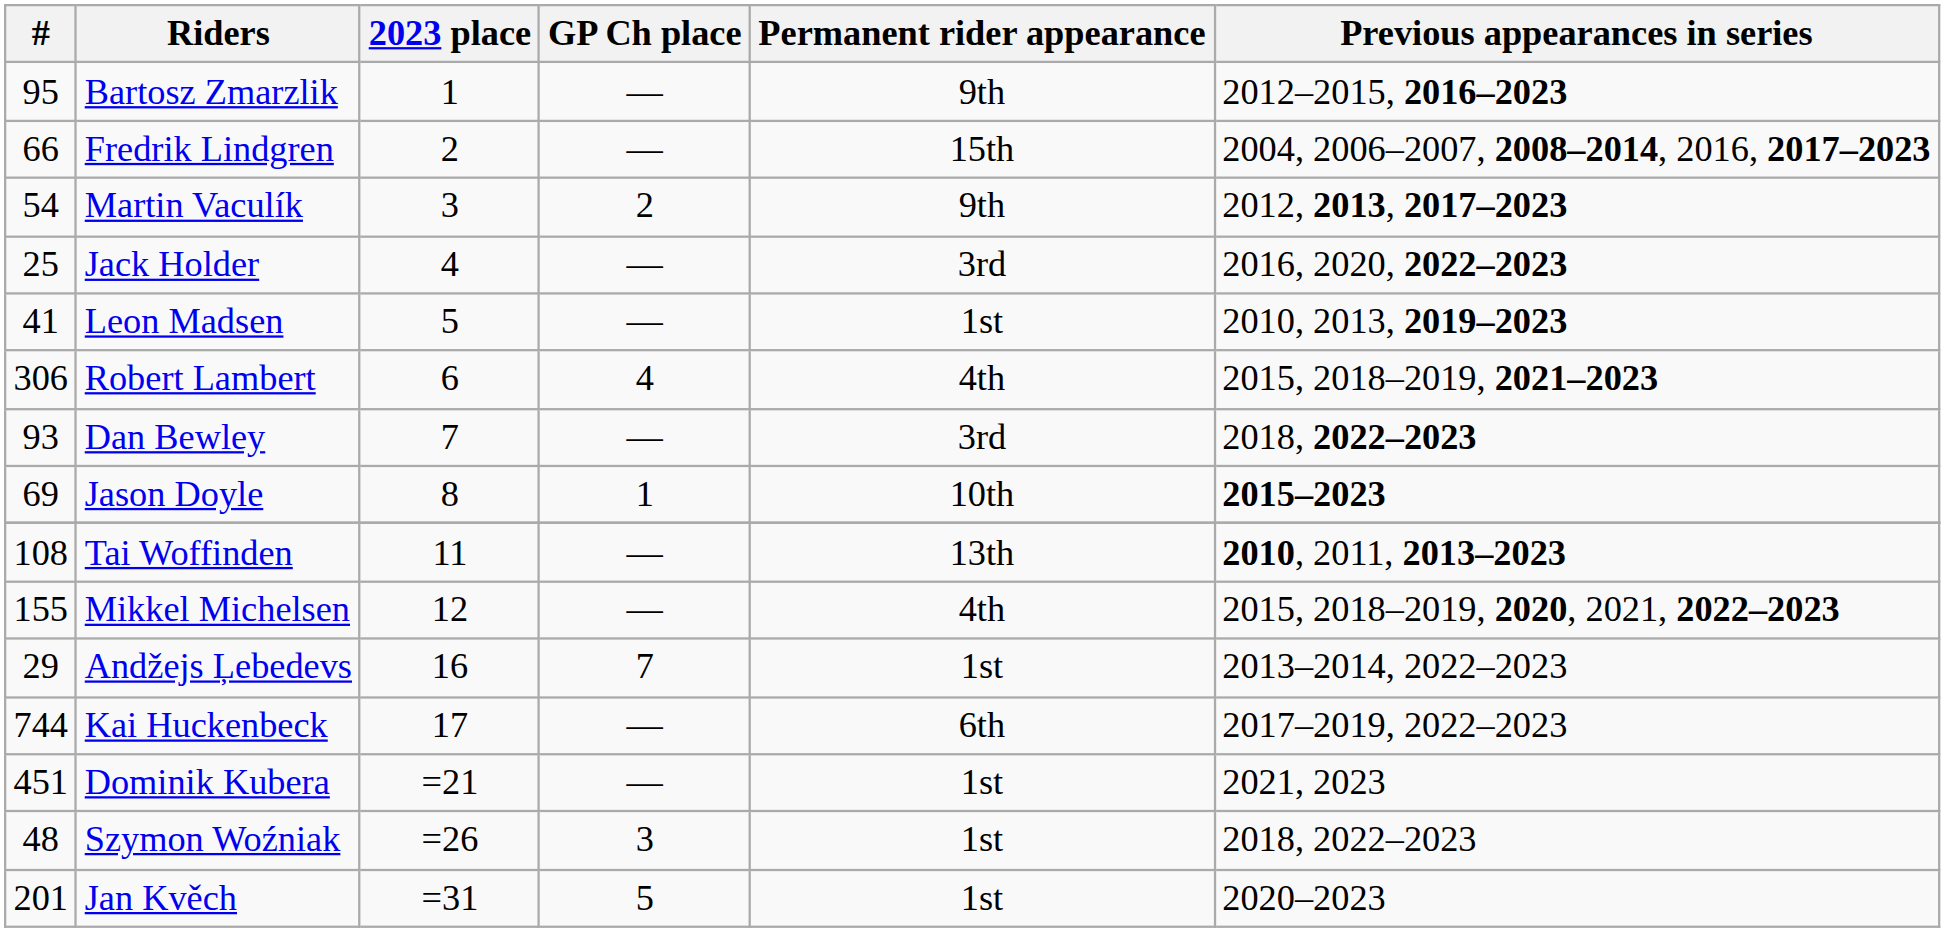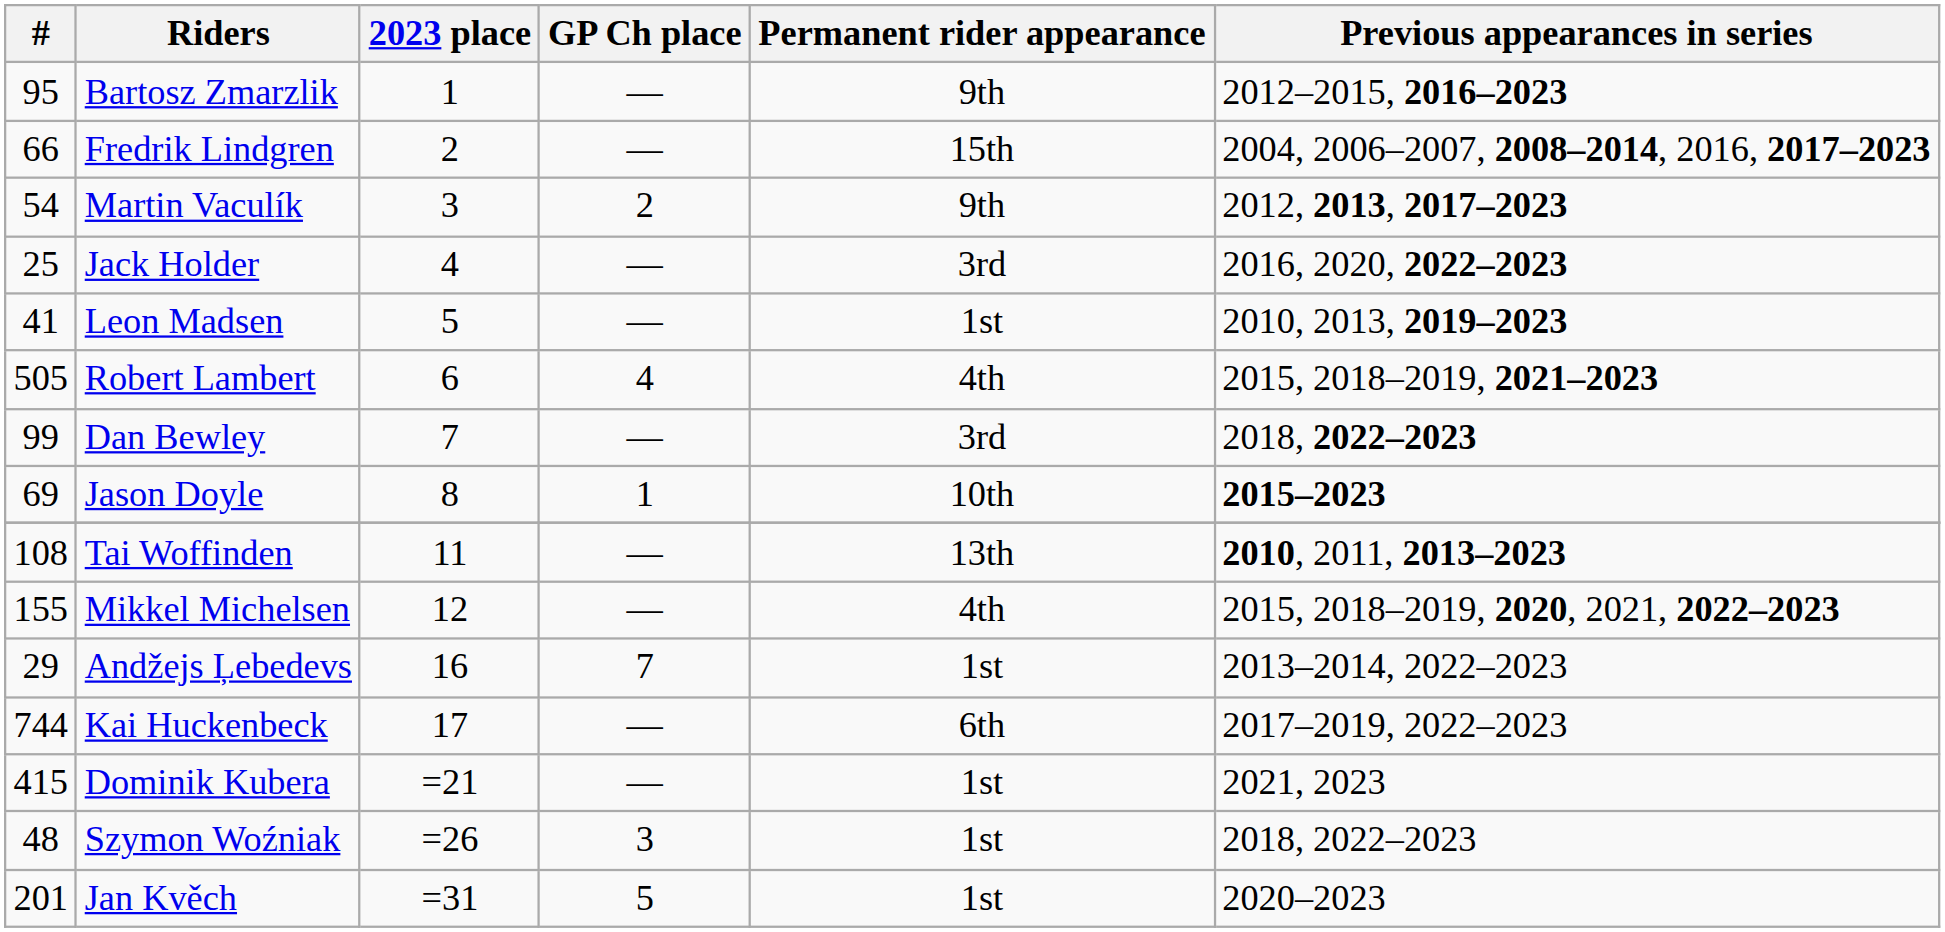(41, 378) 306 -> (41, 378) 505
(41, 436) 93 -> (41, 436) 99
(41, 782) 451 -> (41, 782) 415
